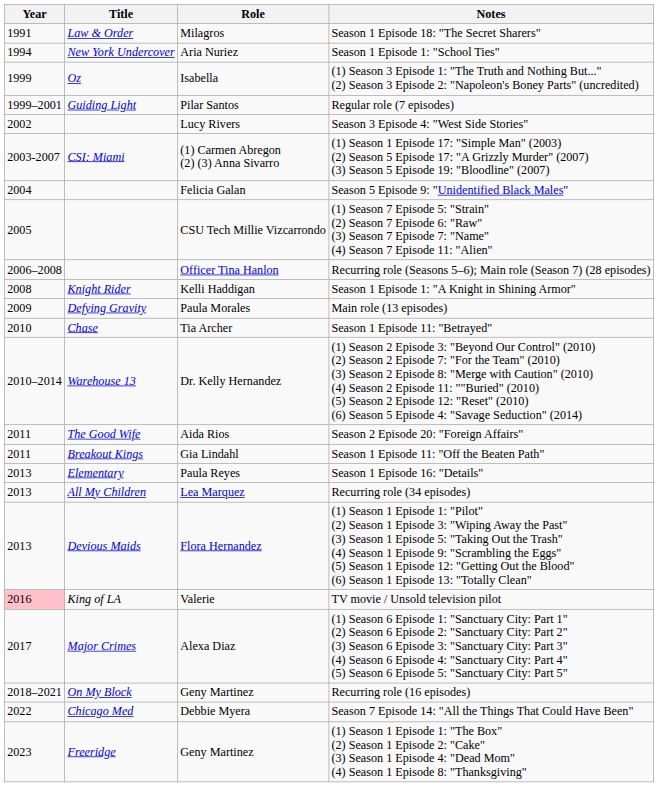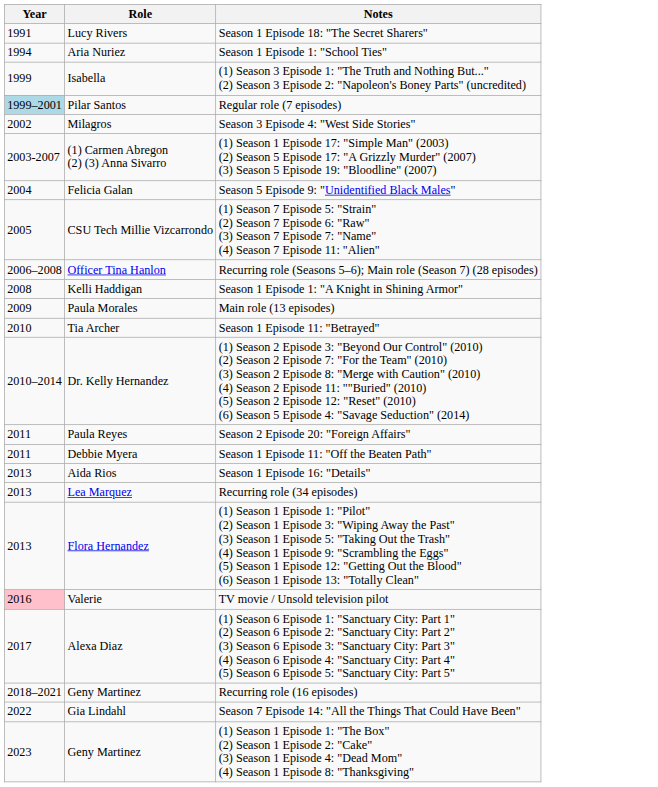- column: (121, 14)
(202, 33) Milagros -> (97, 33) Lucy Rivers
(35, 104) no background -> (35, 104) lightblue background
(210, 124) Lucy Rivers -> (89, 124) Milagros
(205, 434) Aida Rios -> (97, 434) Paula Reyes
(210, 453) Gia Lindahl -> (102, 453) Debbie Myera
(210, 473) Paula Reyes -> (92, 473) Aida Rios
(215, 712) Debbie Myera -> (97, 712) Gia Lindahl
